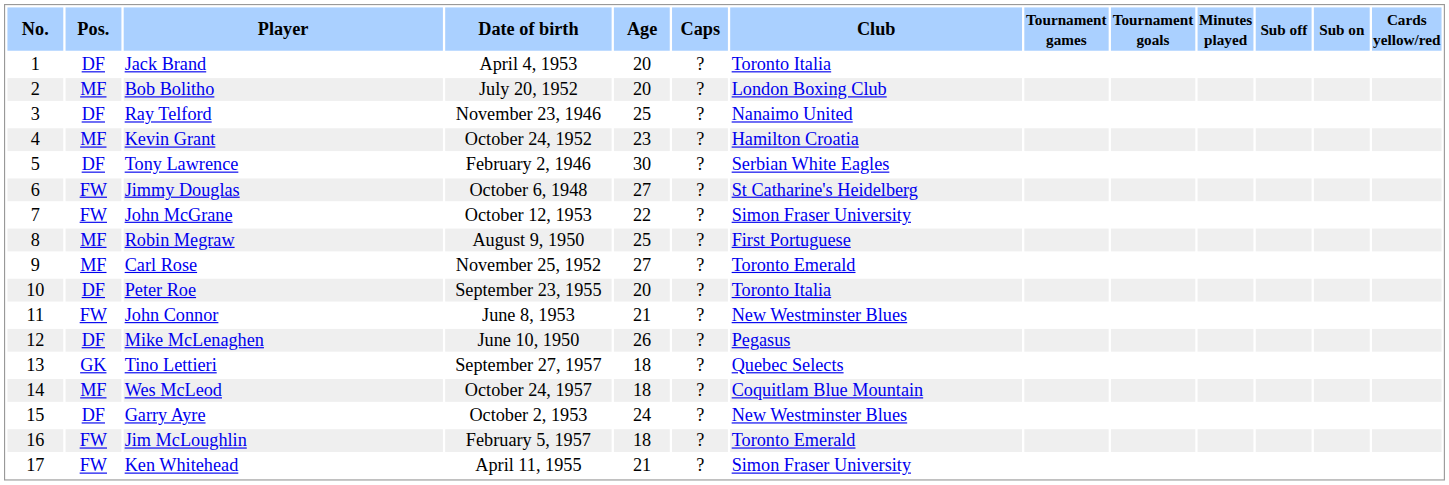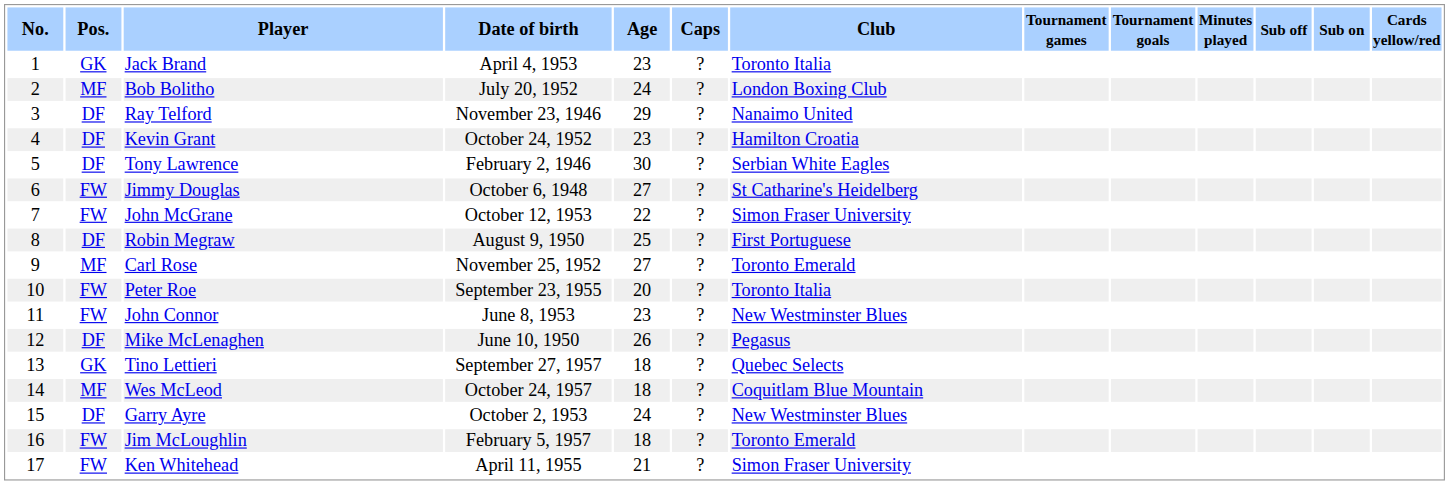(93, 64) DF -> (93, 64) GK
(642, 64) 20 -> (642, 64) 23
(642, 89) 20 -> (642, 89) 24
(642, 114) 25 -> (642, 114) 29
(93, 139) MF -> (93, 139) DF
(93, 239) MF -> (93, 239) DF
(93, 290) DF -> (93, 290) FW
(642, 315) 21 -> (642, 315) 23
